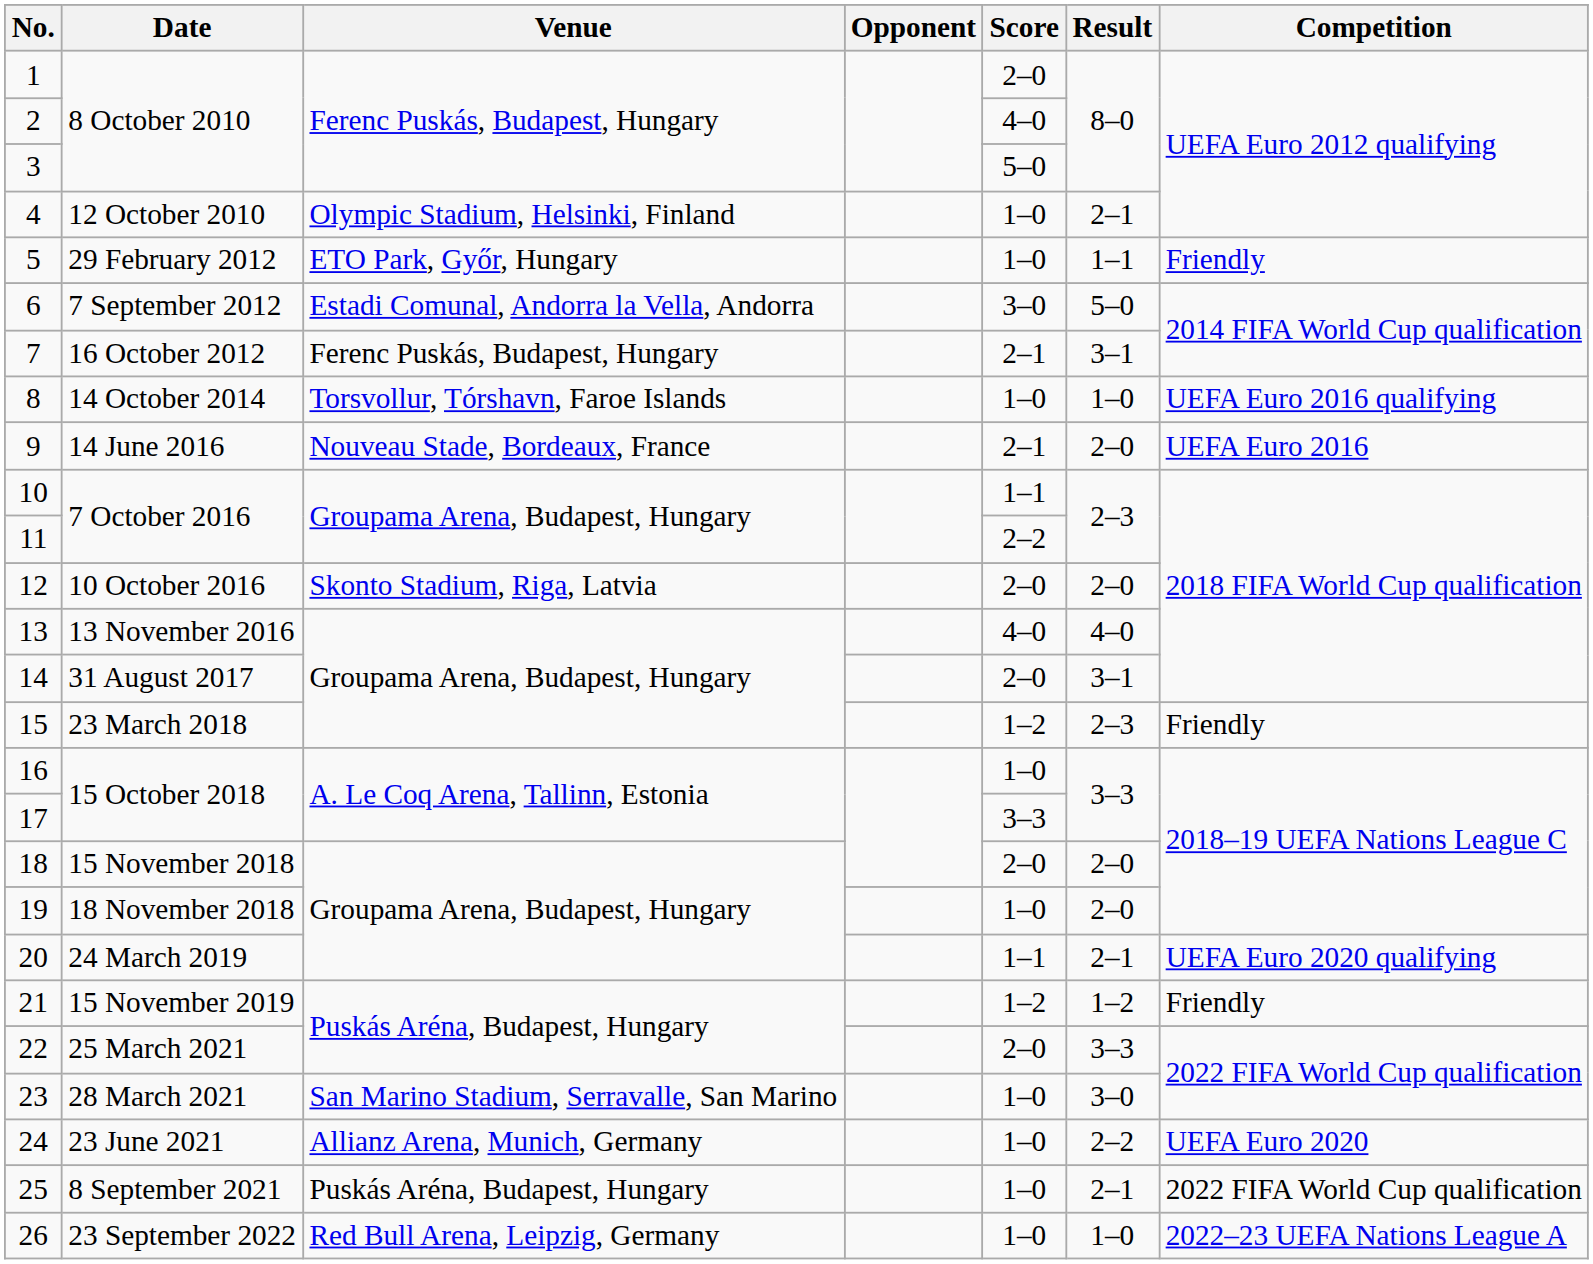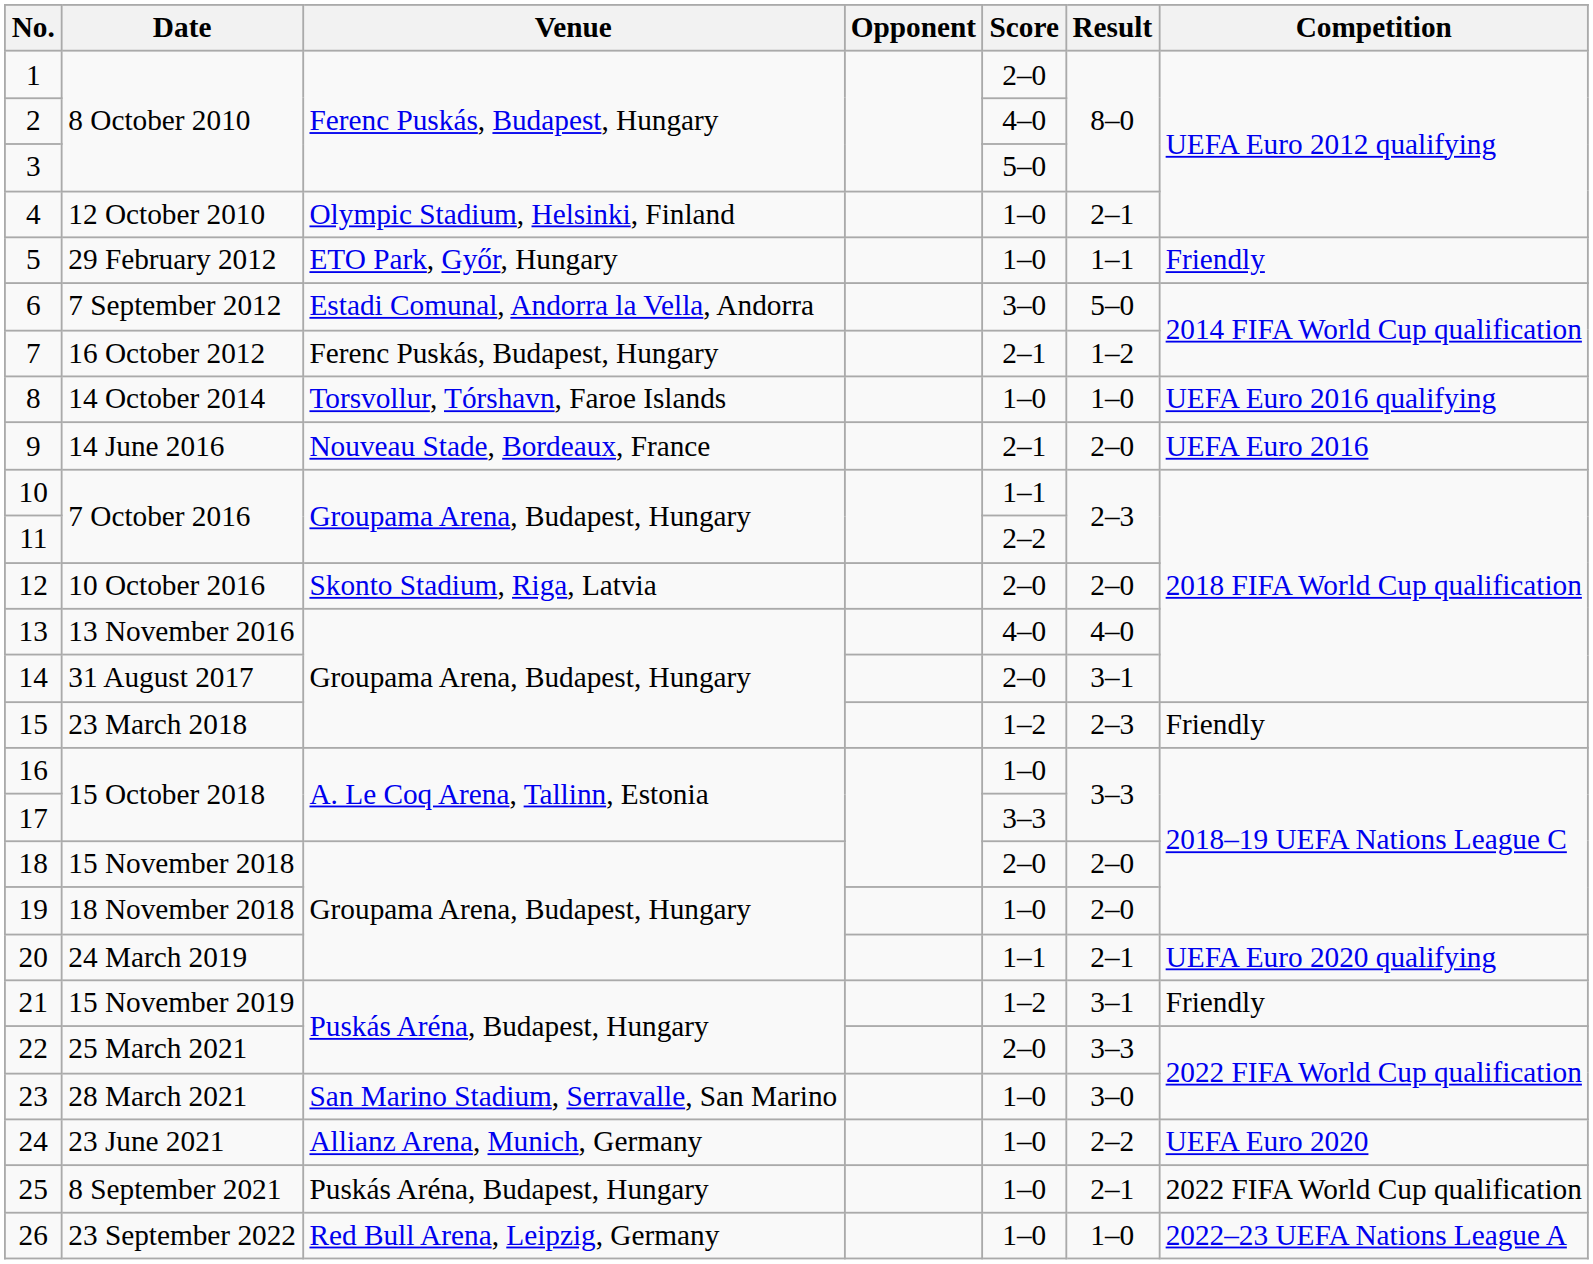(1112, 352) 3–1 -> (1112, 352) 1–2
(1112, 1002) 1–2 -> (1112, 1002) 3–1
